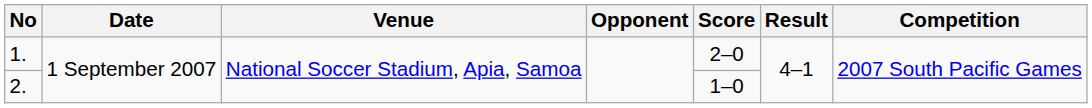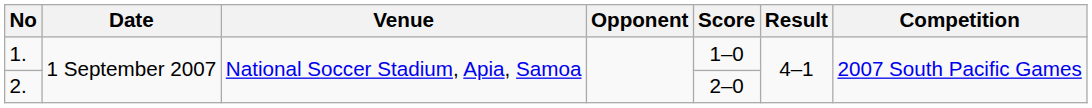(727, 53) 2–0 -> (727, 53) 1–0
(727, 86) 1–0 -> (727, 86) 2–0
